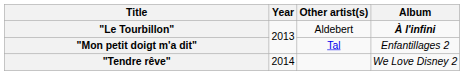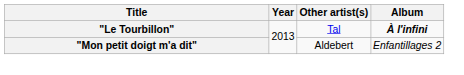(334, 29) Aldebert -> (334, 29) Tal
(334, 45) Tal -> (334, 45) Aldebert
- row: (137, 62)
